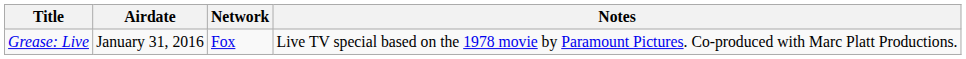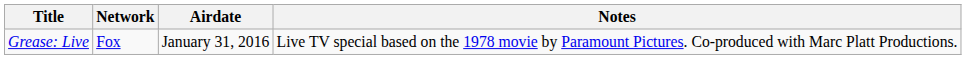columns swapped: (150, 16) <-> (240, 16)
